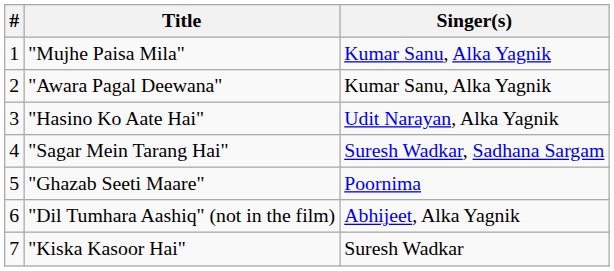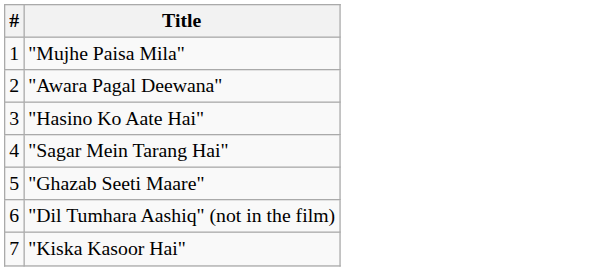- column: (474, 20)
